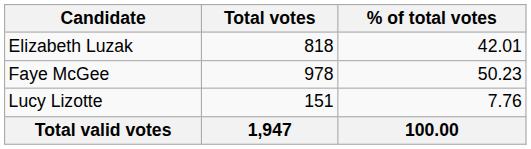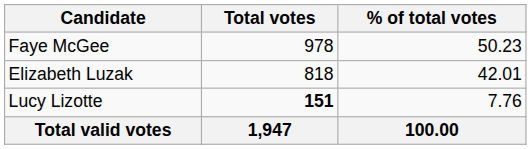rows swapped: (59, 74) <-> (71, 46)
(319, 102) normal -> (319, 102) bold
